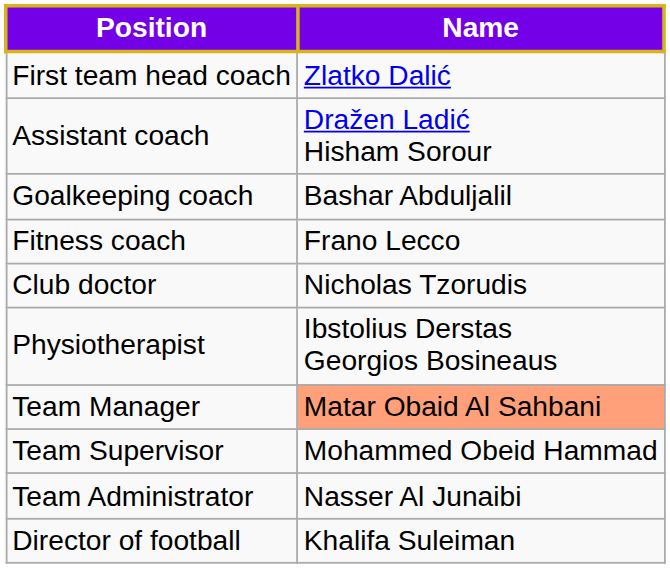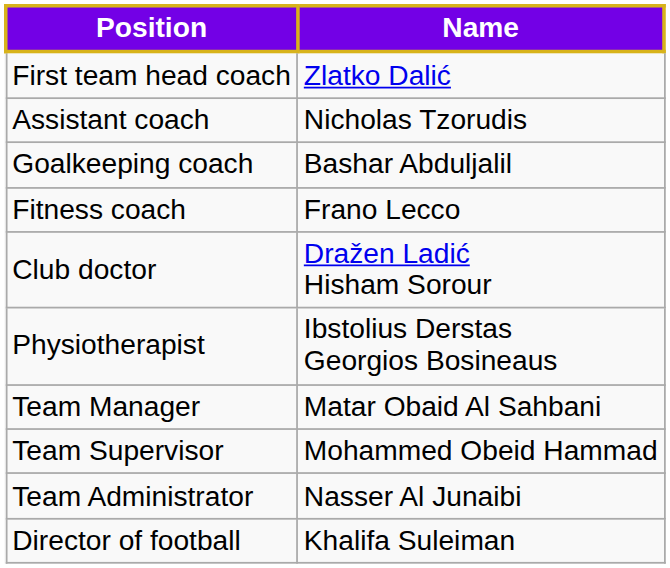(398, 135) Dražen Ladić Hisham Sorour -> (415, 119) Nicholas Tzorudis
(415, 285) Nicholas Tzorudis -> (398, 269) Dražen Ladić Hisham Sorour
(453, 406) lightsalmon background -> (453, 406) no background
